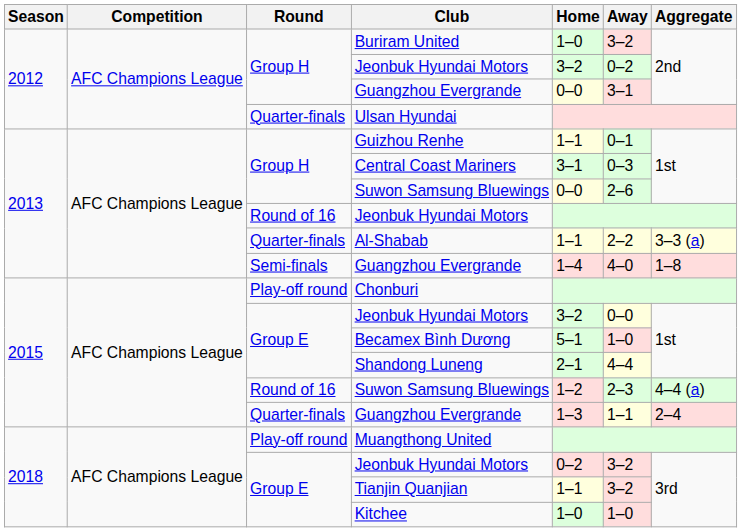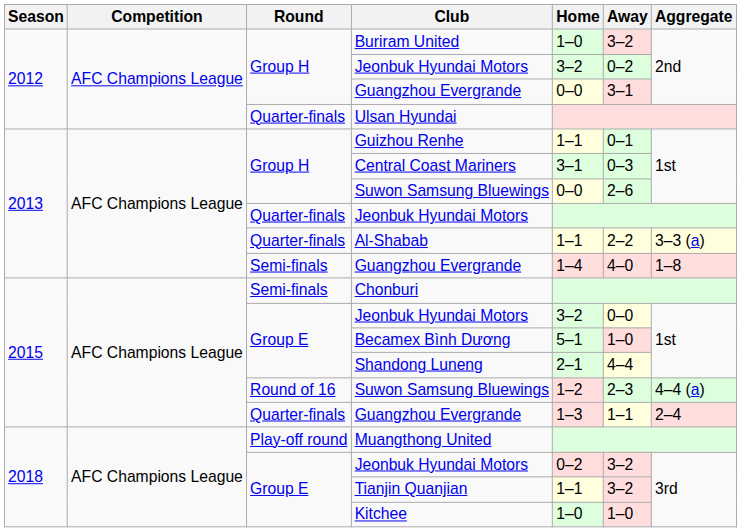(293, 215) Round of 16 -> (298, 215) Quarter-finals
(299, 290) Play-off round -> (289, 290) Semi-finals
